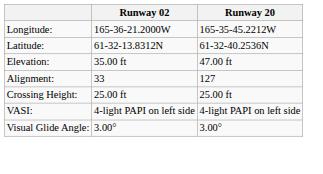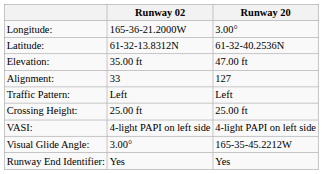(238, 29) 165-35-45.2212W -> (226, 29) 3.00°
+ row: (38, 95)
(211, 128) 3.00° -> (254, 144) 165-35-45.2212W
+ row: (56, 161)
